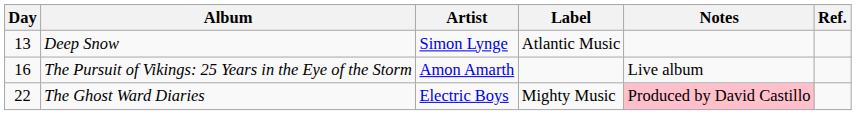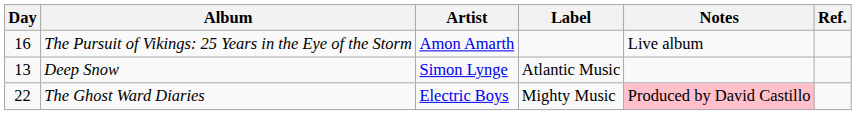rows swapped: (82, 43) <-> (228, 69)
